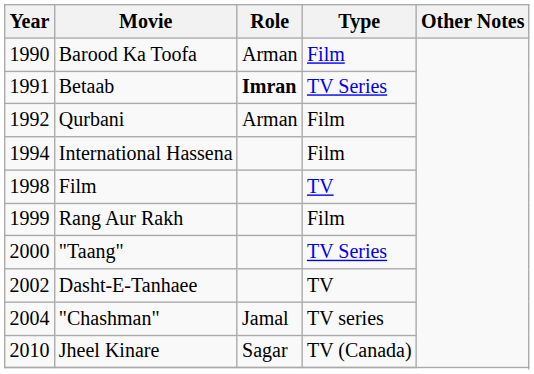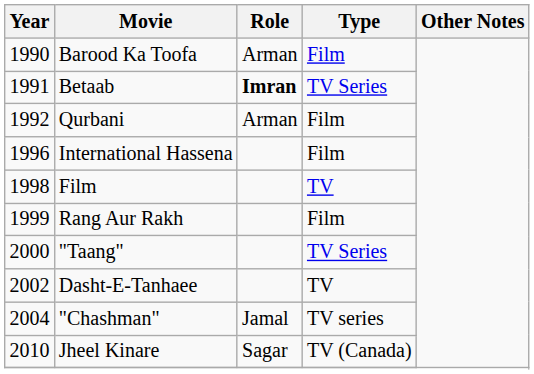(29, 153) 1994 -> (29, 153) 1996
